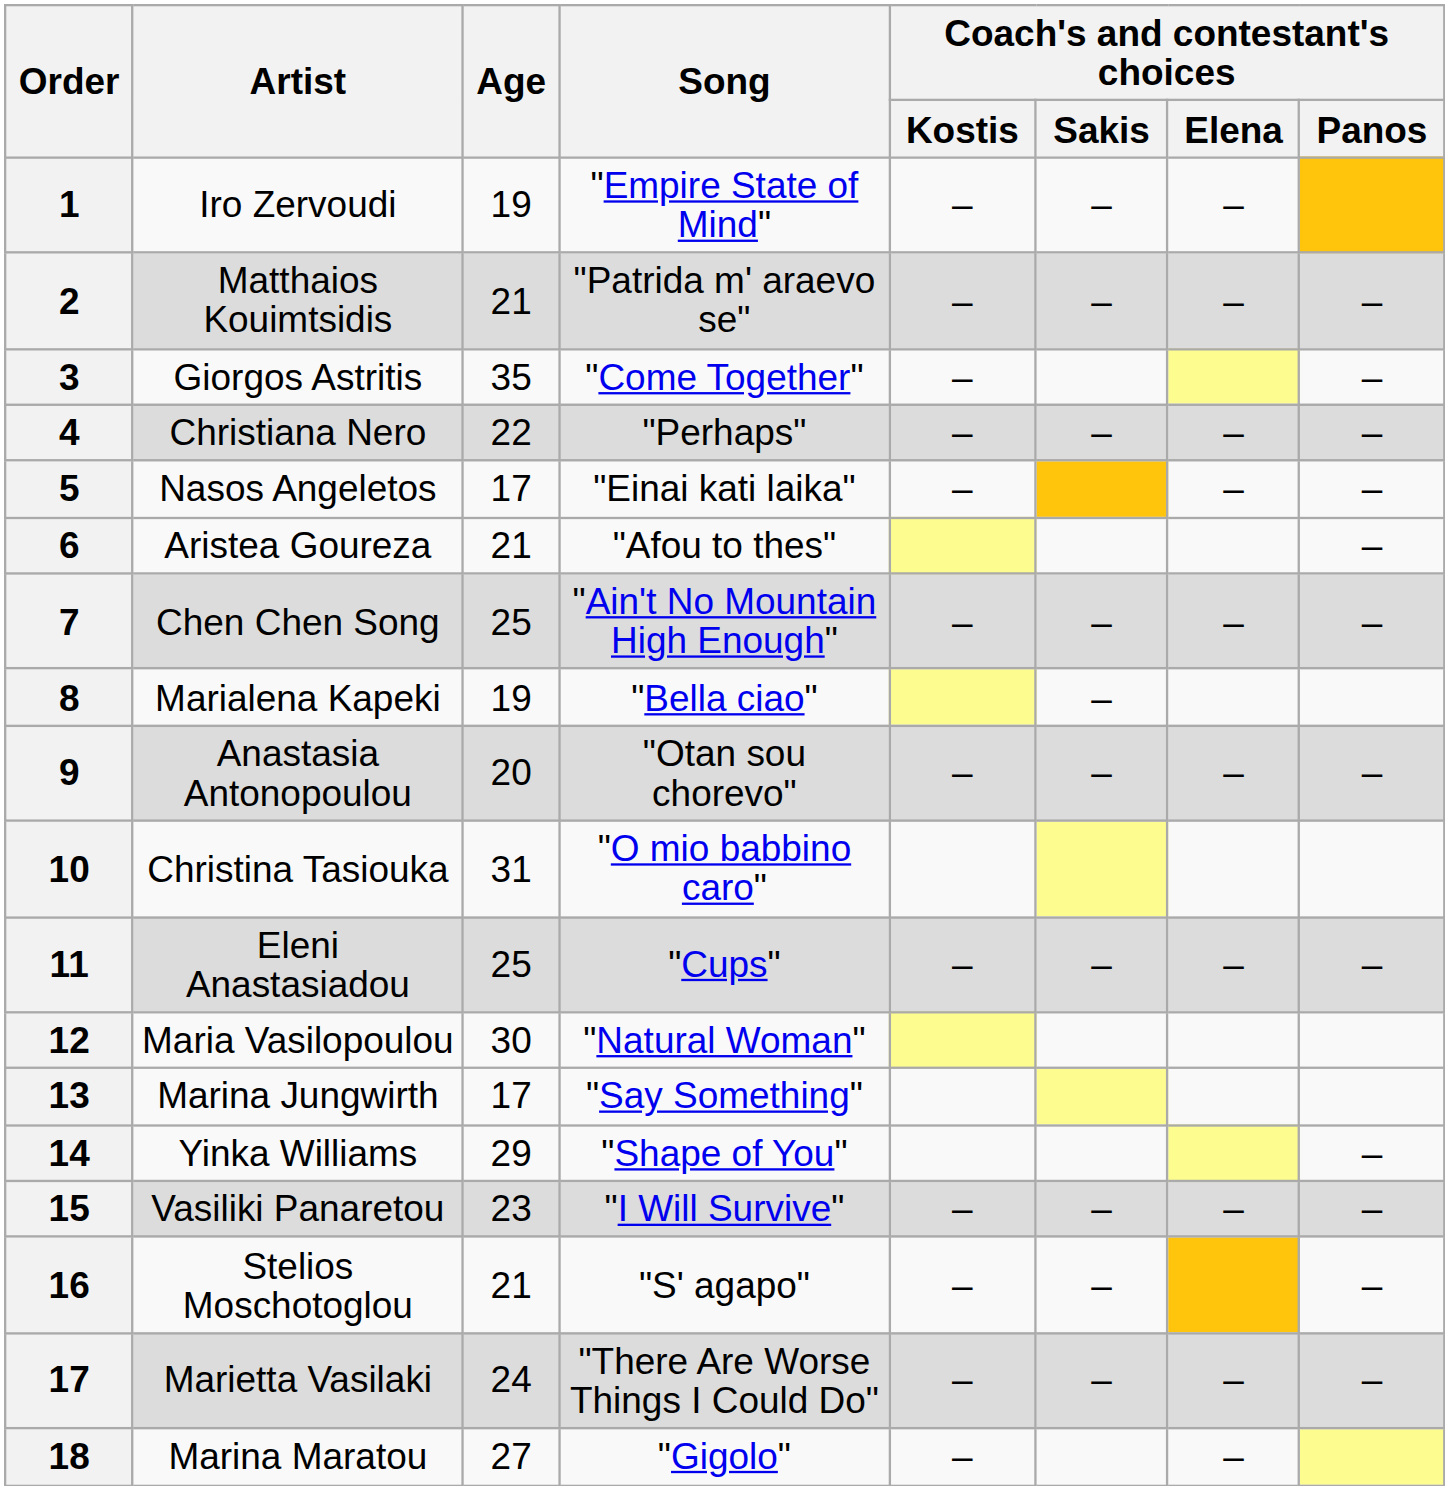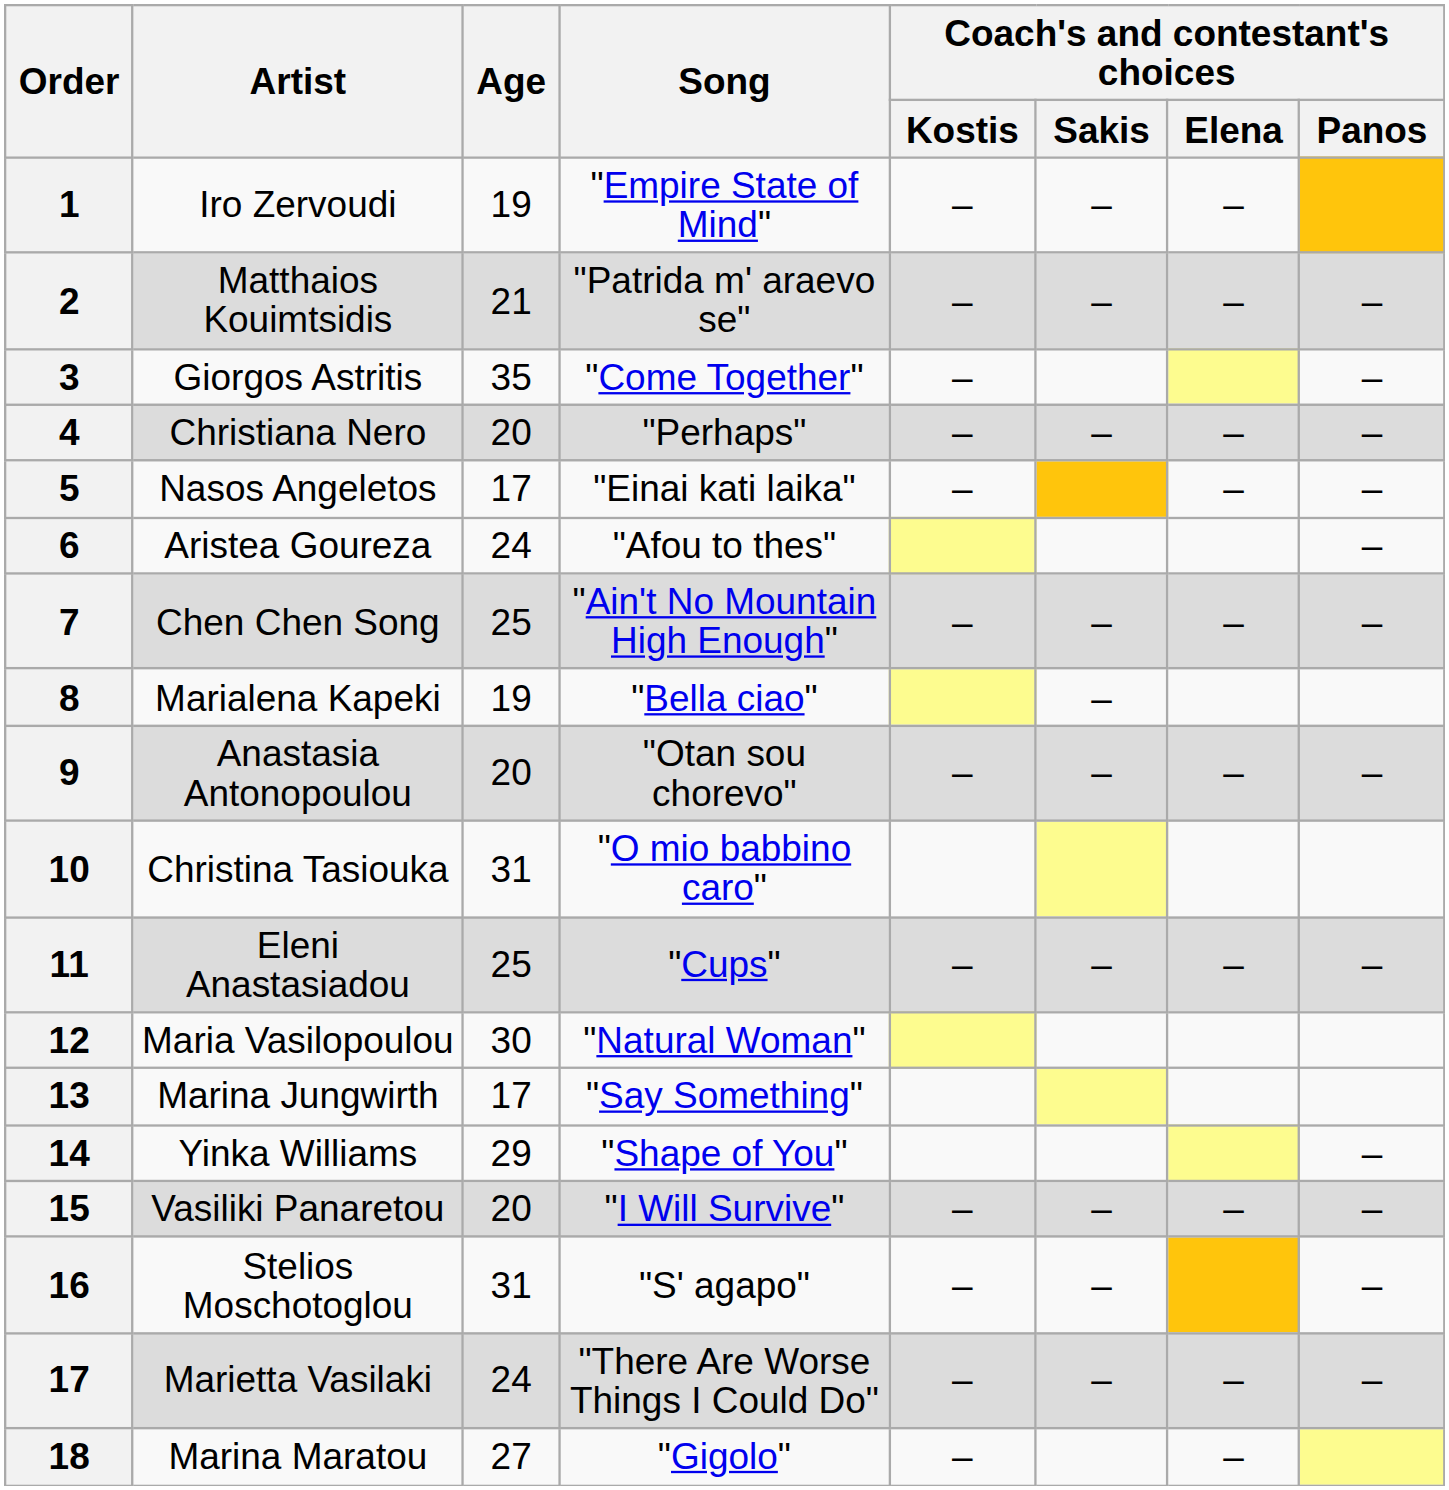(511, 433) 22 -> (511, 433) 20
(511, 545) 21 -> (511, 545) 24
(511, 1209) 23 -> (511, 1209) 20
(511, 1285) 21 -> (511, 1285) 31
